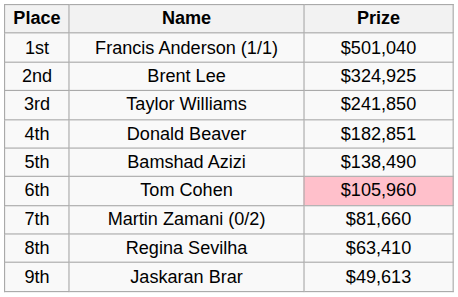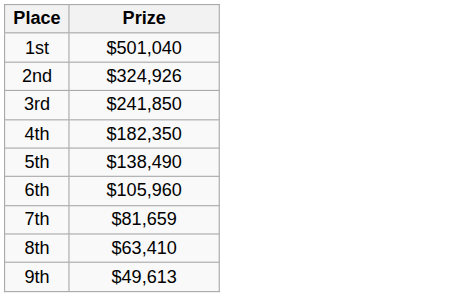- column: (187, 18)
(379, 76) $324,925 -> (144, 76) $324,926
(379, 133) $182,851 -> (144, 133) $182,350
(379, 190) pink background -> (144, 190) no background
(379, 219) $81,660 -> (144, 219) $81,659
